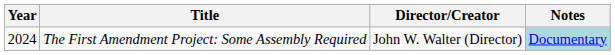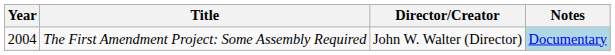(22, 38) 2024 -> (22, 38) 2004
